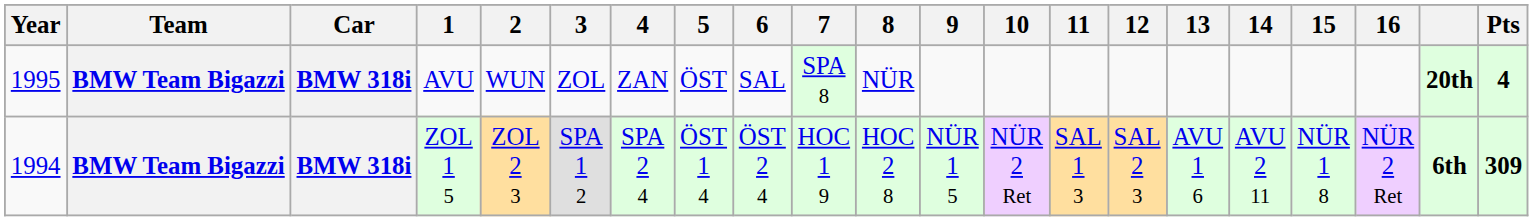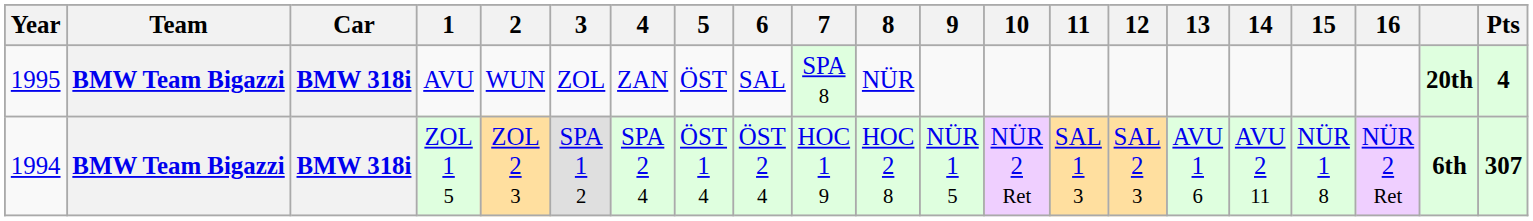(1503, 165) 309 -> (1503, 165) 307
